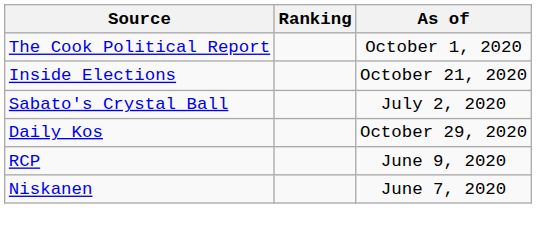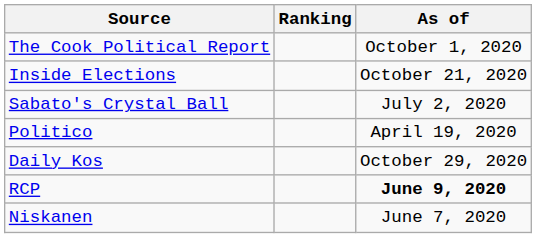+ row: (51, 132)
(444, 161) normal -> (444, 189) bold
